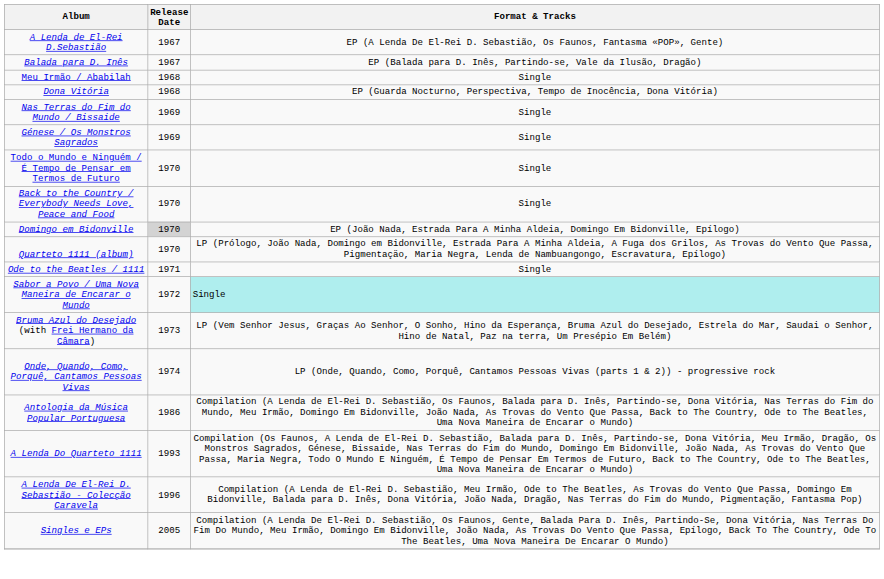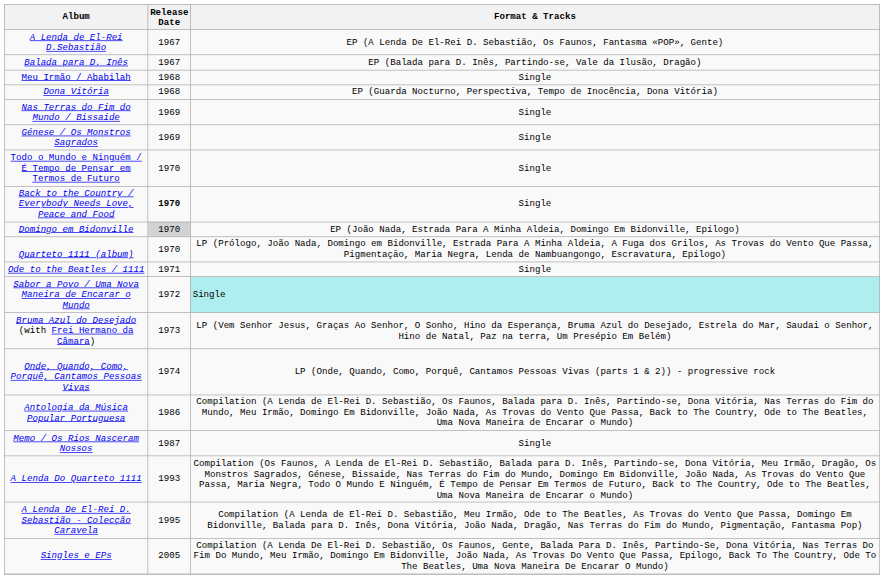(169, 204) normal -> (169, 204) bold
+ row: (76, 443)
(169, 495) 1996 -> (169, 520) 1995
